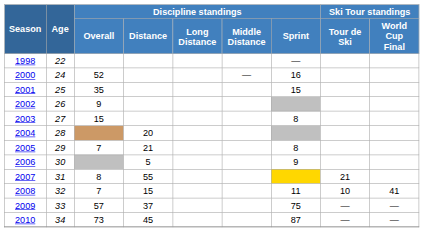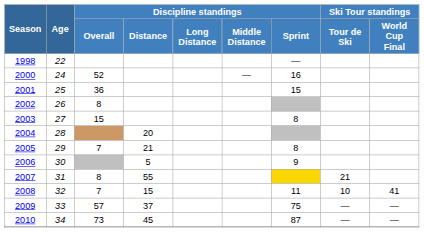(99, 90) 35 -> (99, 90) 36
(99, 104) 9 -> (99, 104) 8
